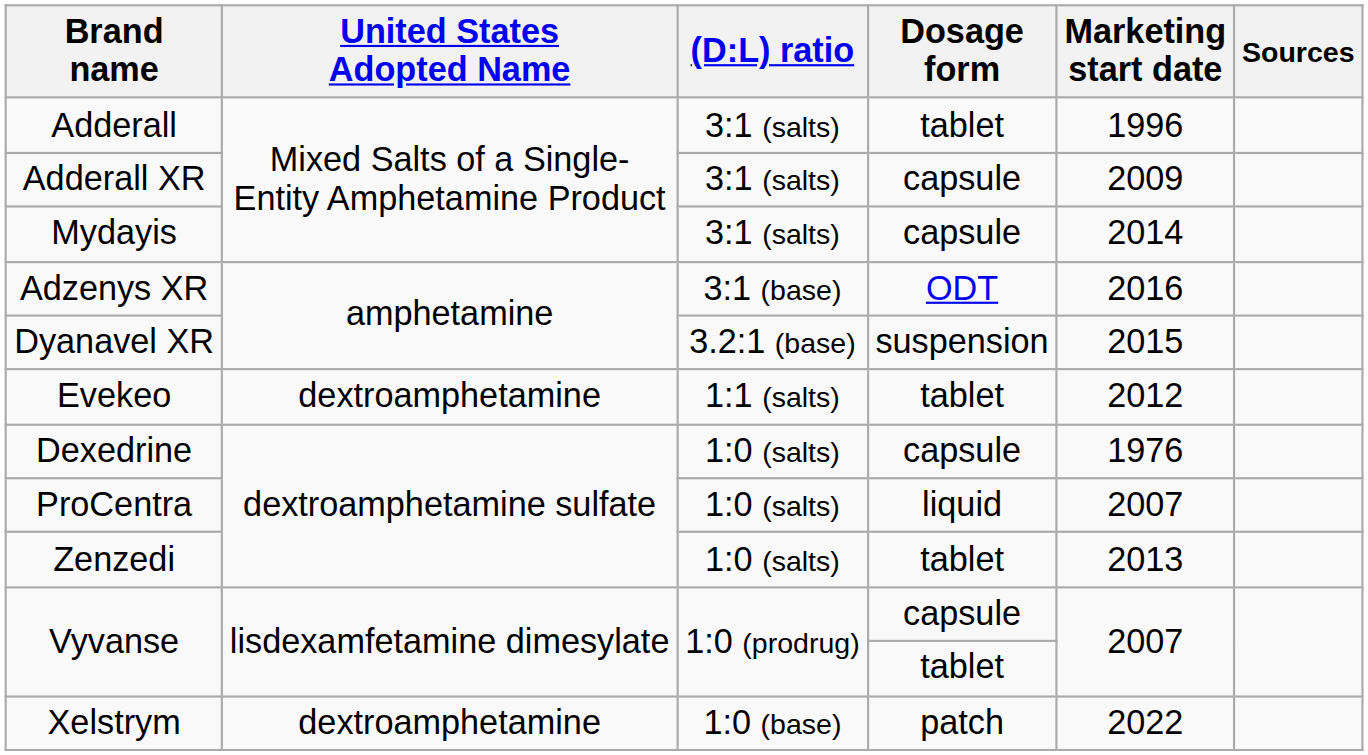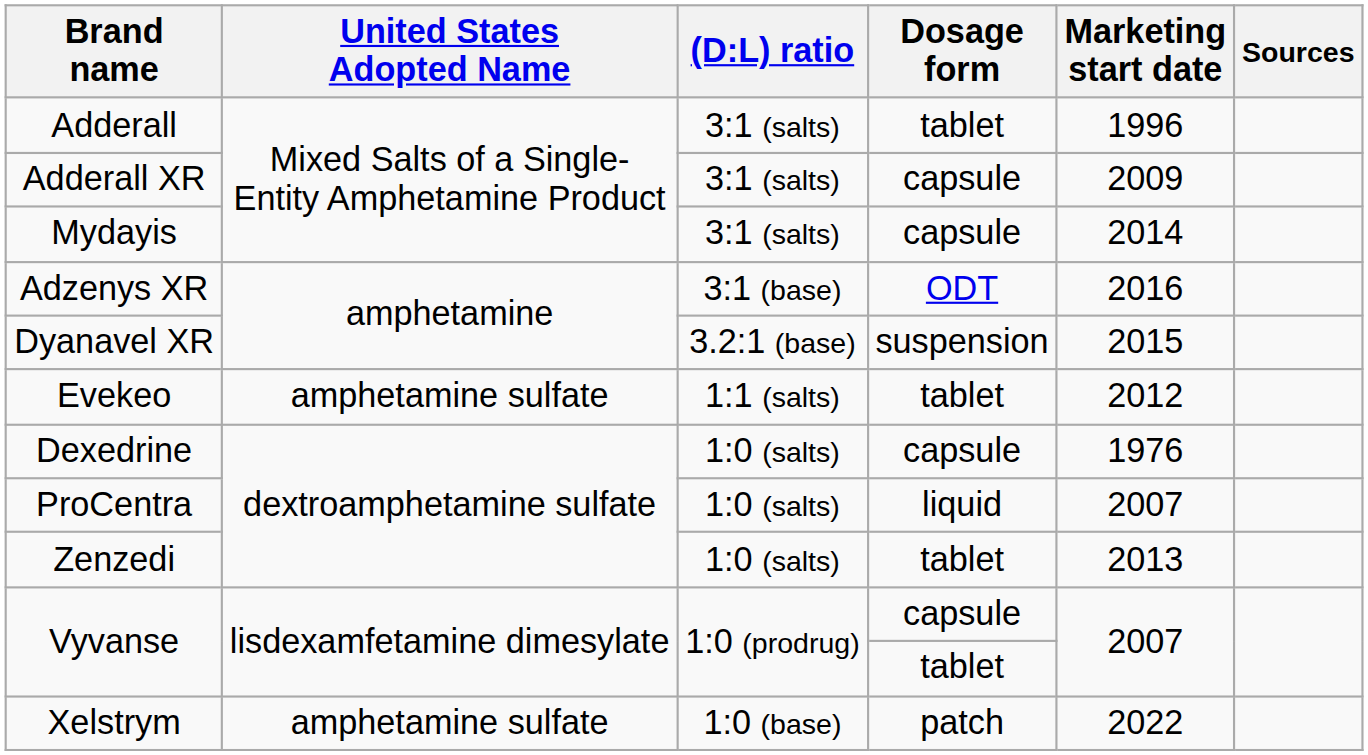(450, 396) dextroamphetamine -> (450, 396) amphetamine sulfate
(450, 722) dextroamphetamine -> (450, 722) amphetamine sulfate
